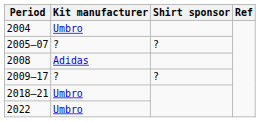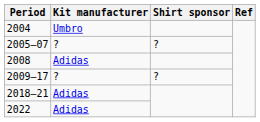(68, 93) Umbro -> (71, 93) Adidas
(68, 109) Umbro -> (71, 109) Adidas
